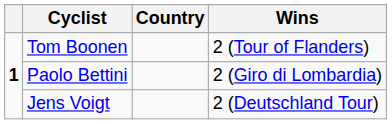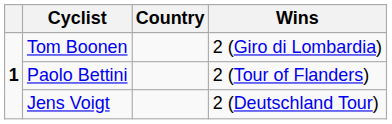(291, 47) 2 (Tour of Flanders) -> (297, 47) 2 (Giro di Lombardia)
(297, 75) 2 (Giro di Lombardia) -> (291, 75) 2 (Tour of Flanders)
